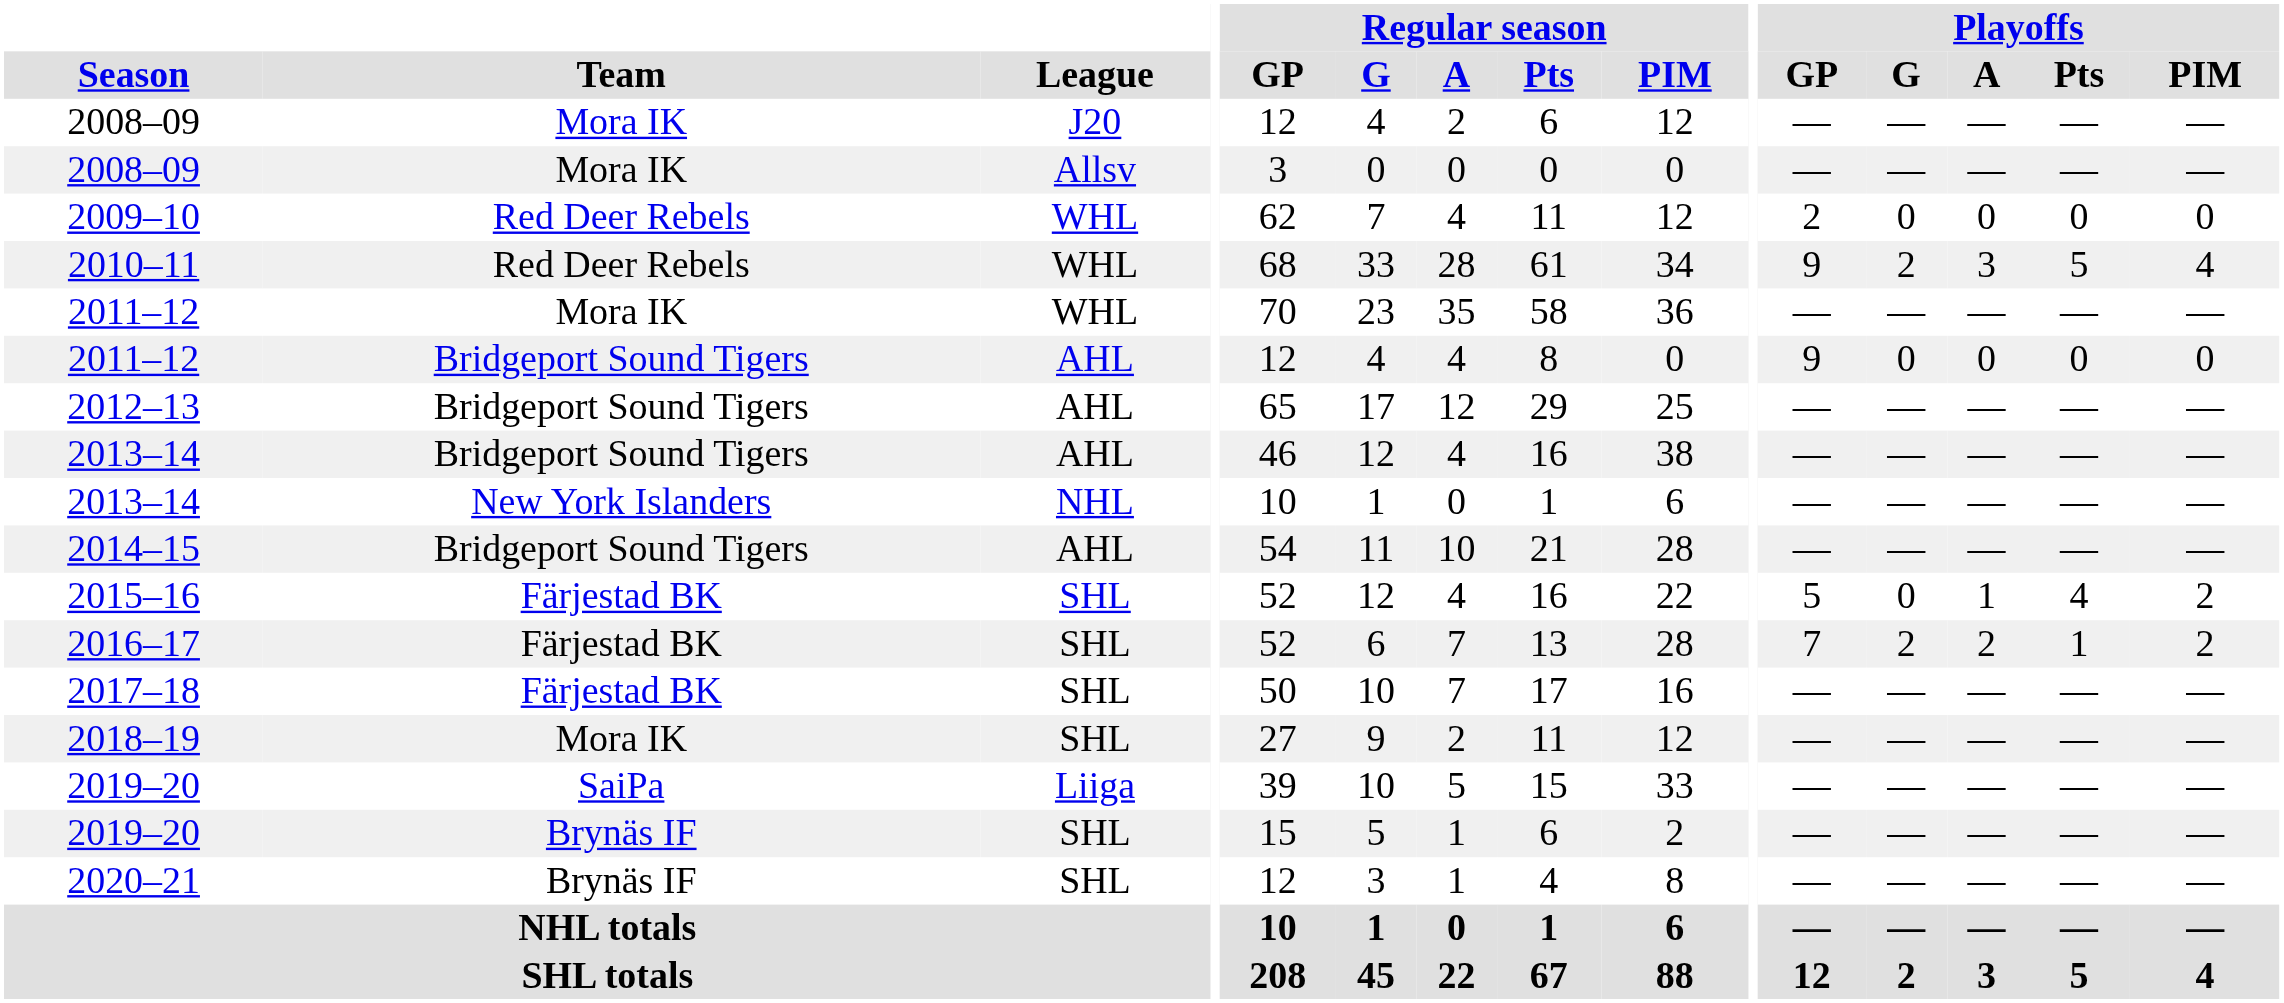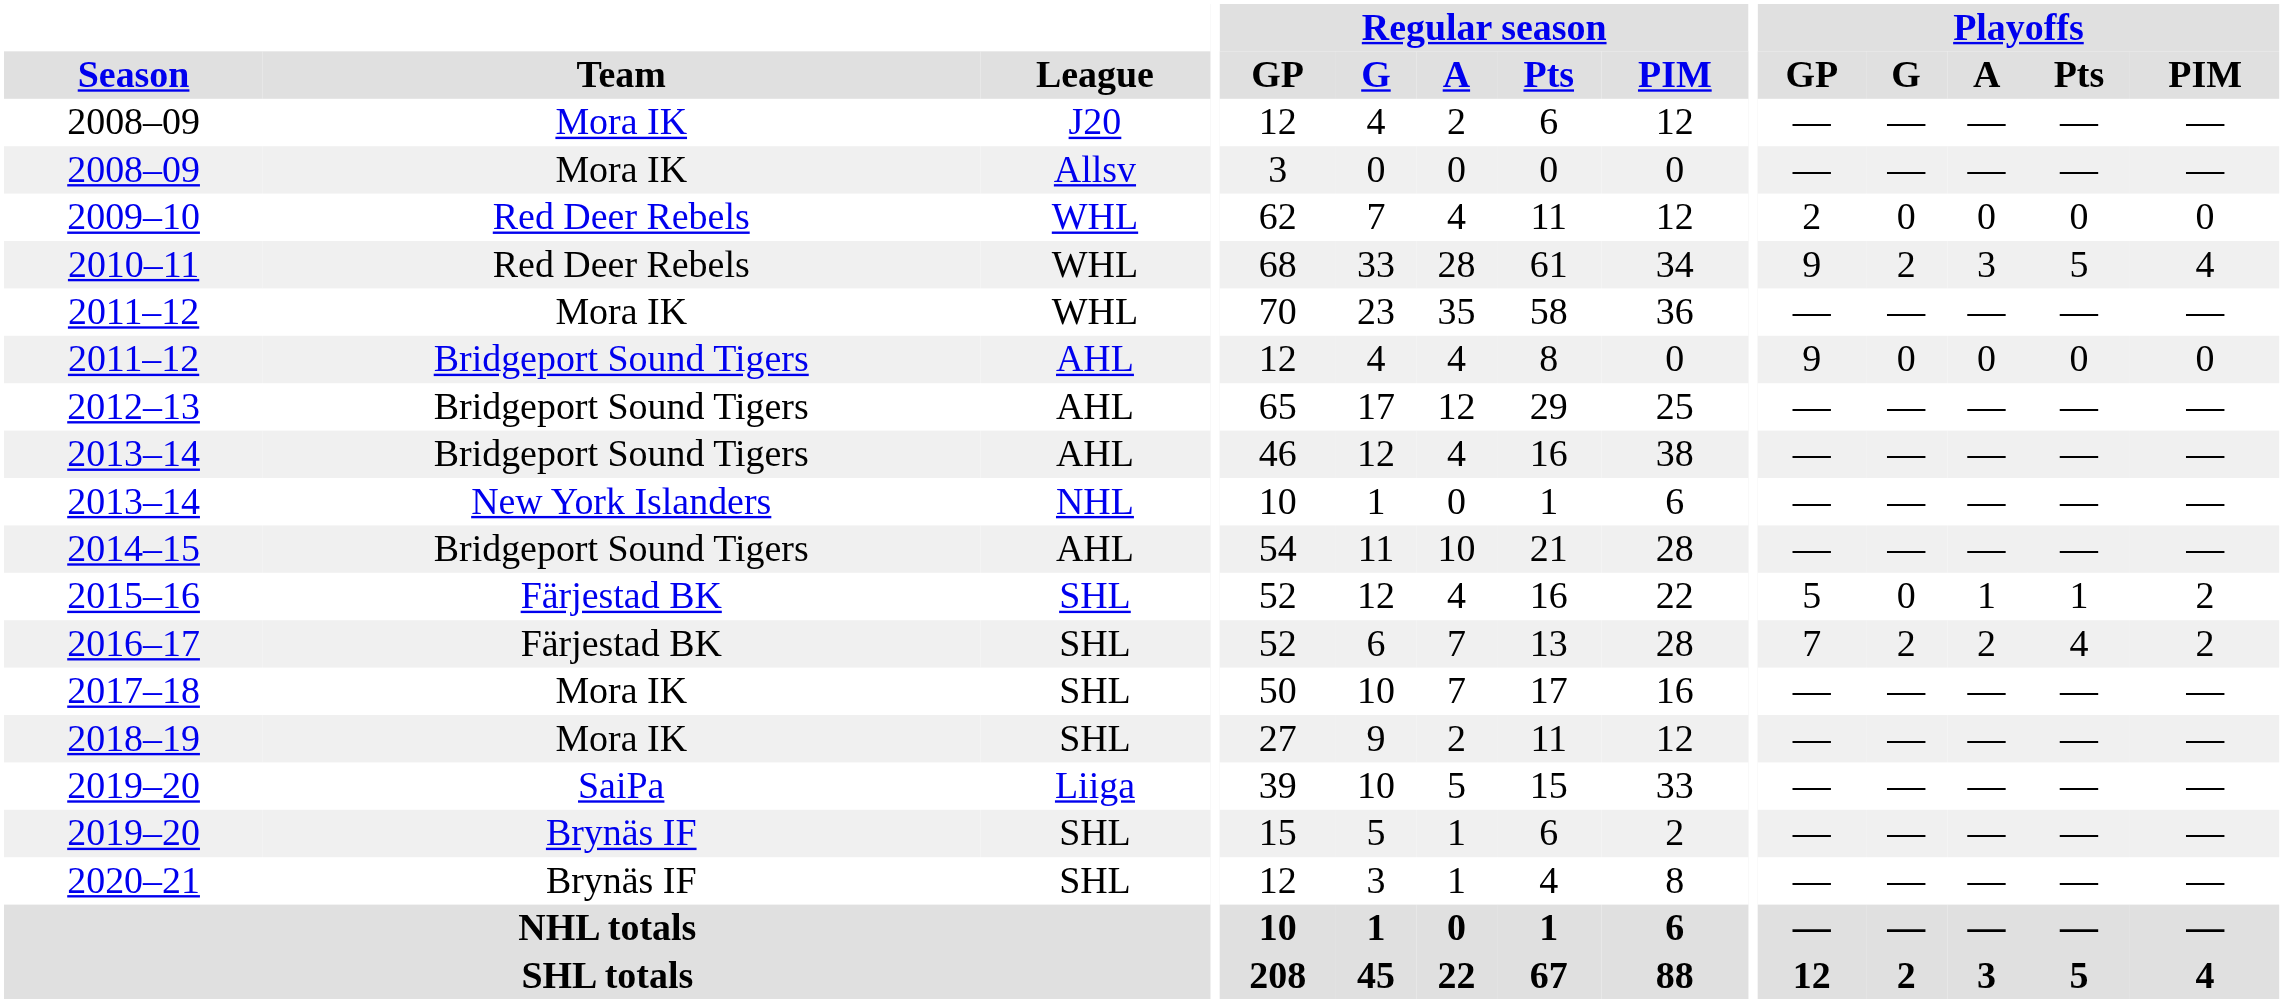(2079, 595) 4 -> (2079, 595) 1
(2079, 643) 1 -> (2079, 643) 4
(621, 690) Färjestad BK -> (621, 690) Mora IK
